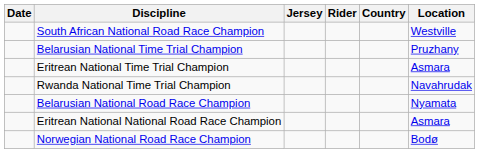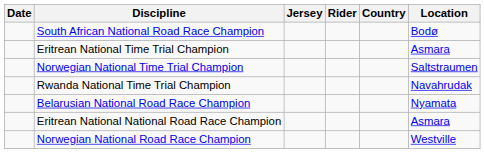(433, 31) Westville -> (424, 31) Bodø
- row: (140, 49)
+ row: (140, 67)
(424, 139) Bodø -> (433, 139) Westville
